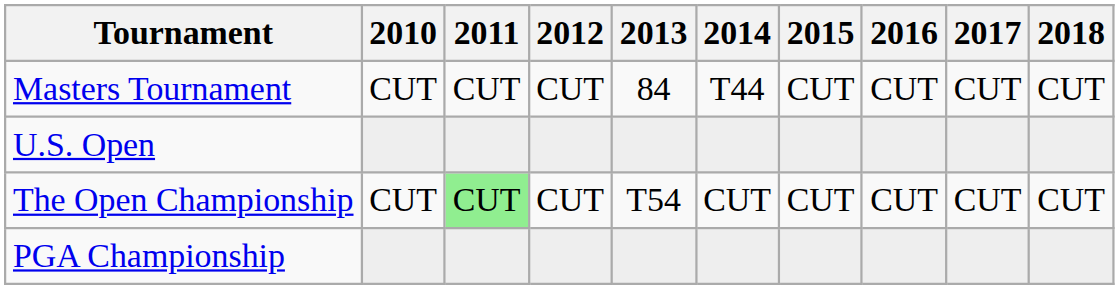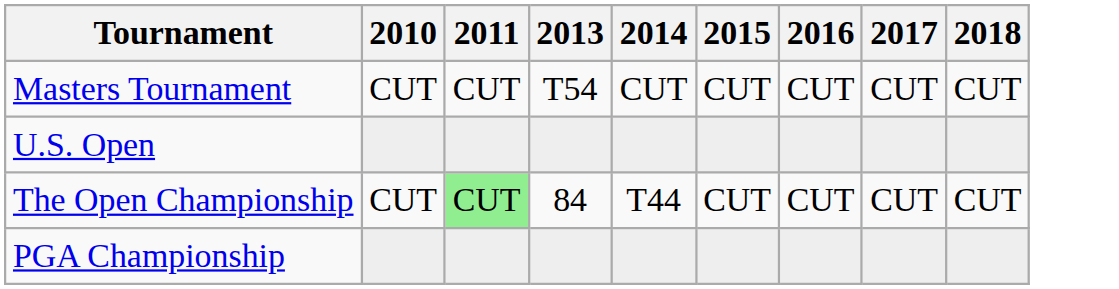- column: (570, 32)
(654, 88) 84 -> (570, 88) T54
(737, 88) T44 -> (654, 88) CUT
(654, 200) T54 -> (570, 200) 84
(737, 200) CUT -> (654, 200) T44
